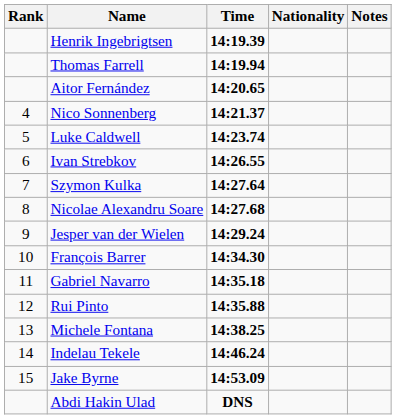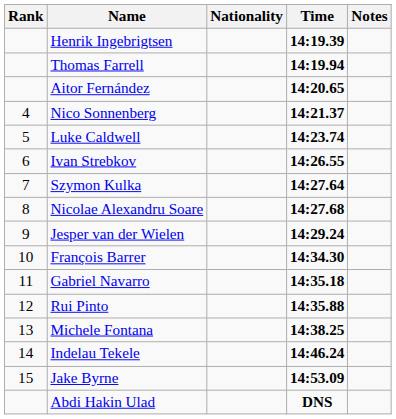columns swapped: (308, 16) <-> (237, 16)
